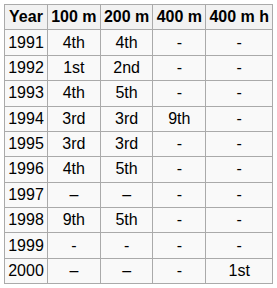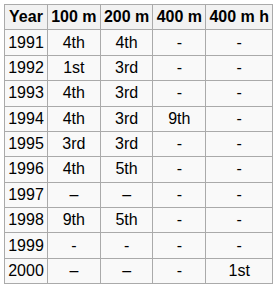(127, 67) 2nd -> (127, 67) 3rd
(127, 93) 5th -> (127, 93) 3rd
(74, 118) 3rd -> (74, 118) 4th
